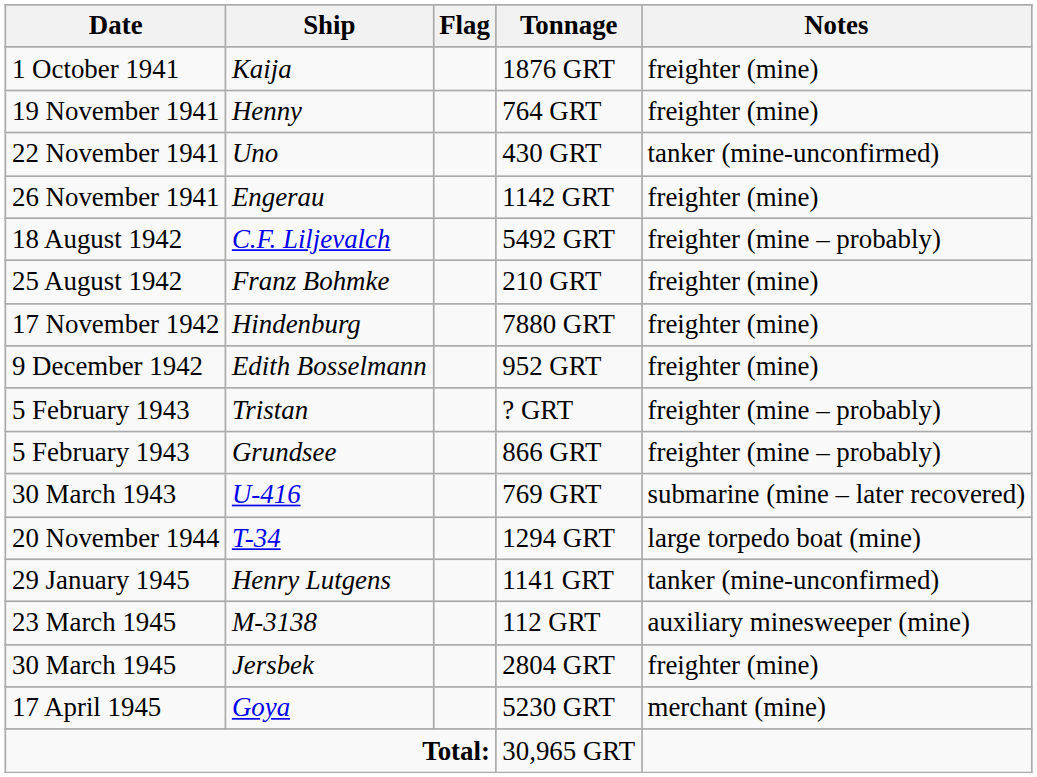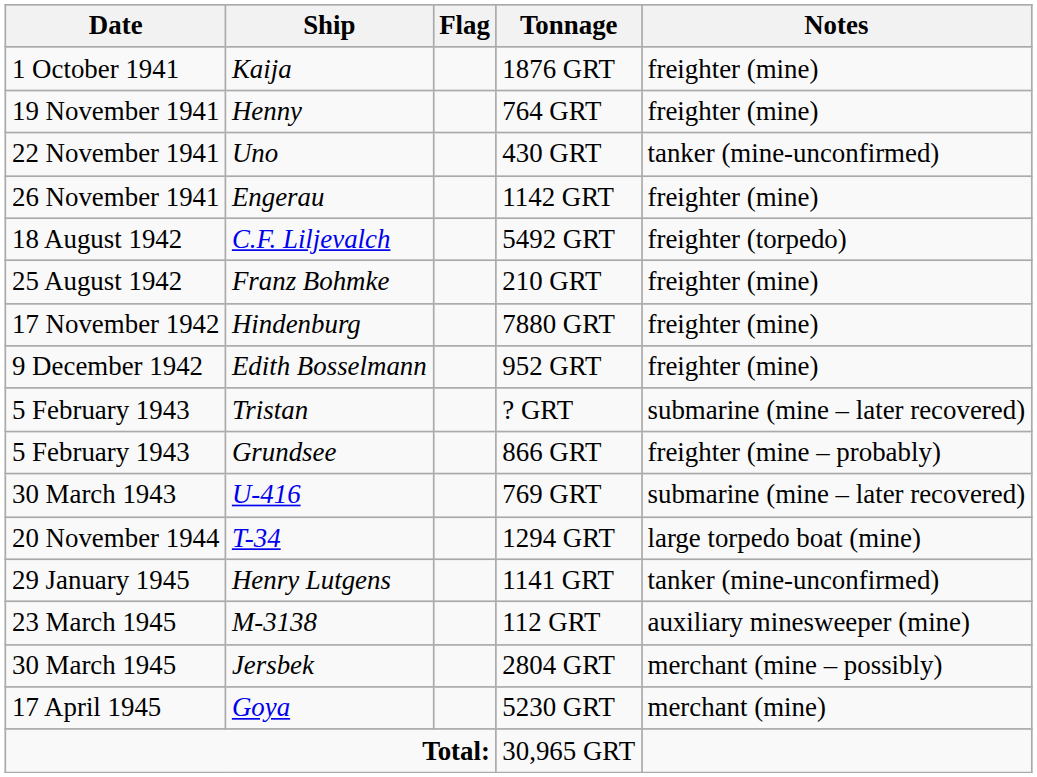(794, 238) freighter (mine – probably) -> (747, 238) freighter (torpedo)
(794, 409) freighter (mine – probably) -> (836, 409) submarine (mine – later recovered)
(733, 665) freighter (mine) -> (795, 665) merchant (mine – possibly)
